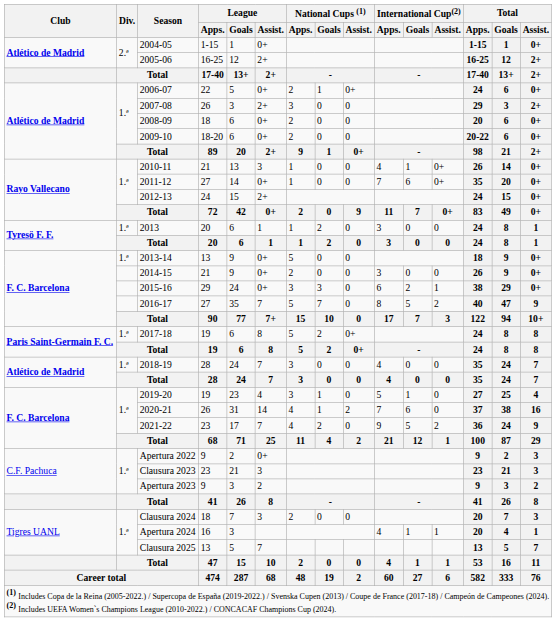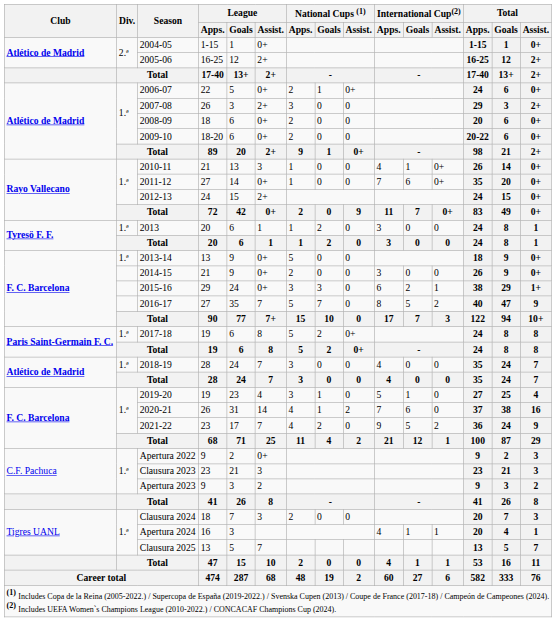(536, 288) 0+ -> (536, 288) 1+
